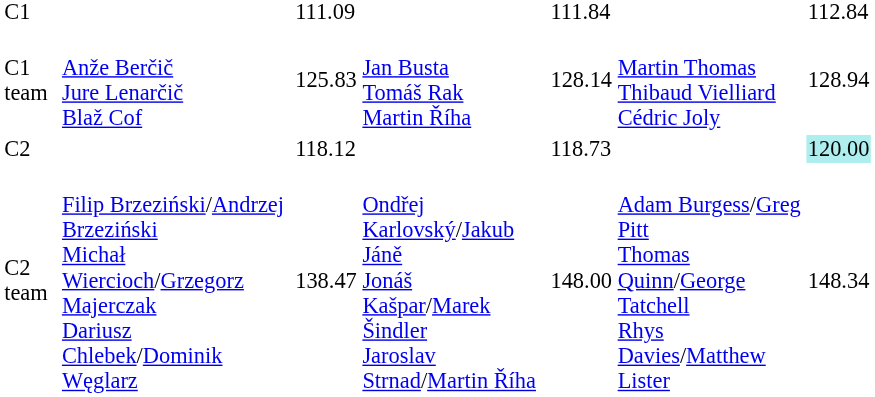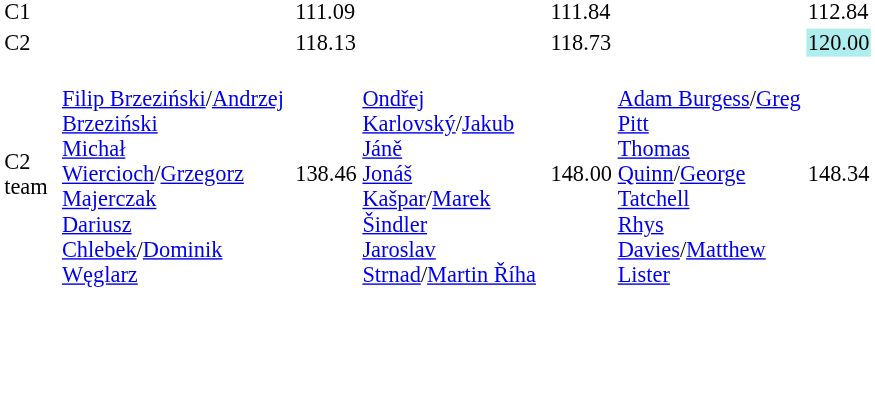- row: (26, 80)
(326, 148) 118.12 -> (326, 42) 118.13
(326, 280) 138.47 -> (326, 173) 138.46
